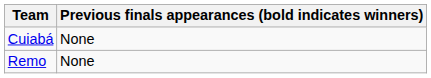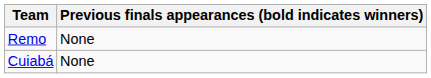rows swapped: (27, 61) <-> (31, 38)
